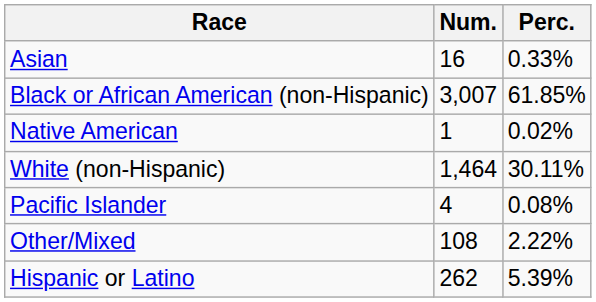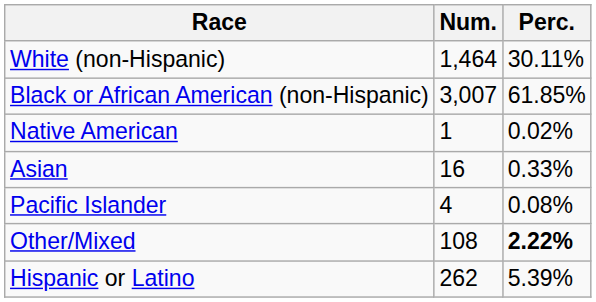rows swapped: (118, 168) <-> (39, 59)
(540, 242) normal -> (540, 242) bold
